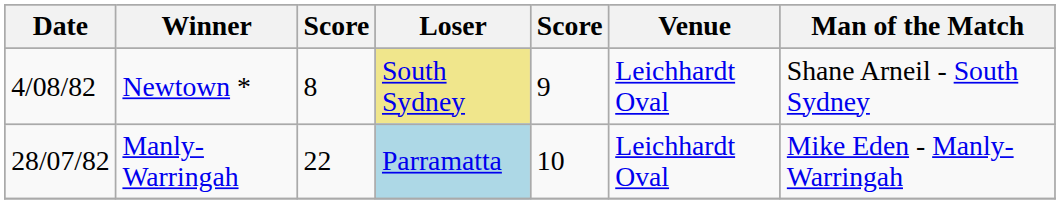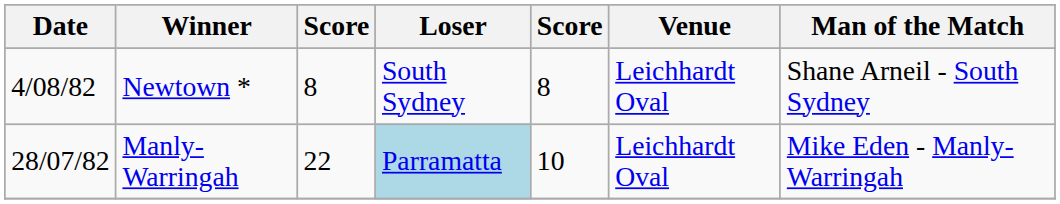(423, 85) khaki background -> (423, 85) no background
(544, 85) 9 -> (544, 85) 8
